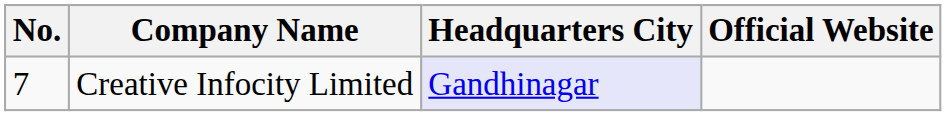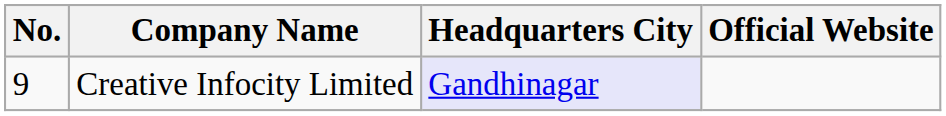(21, 82) 7 -> (21, 82) 9
